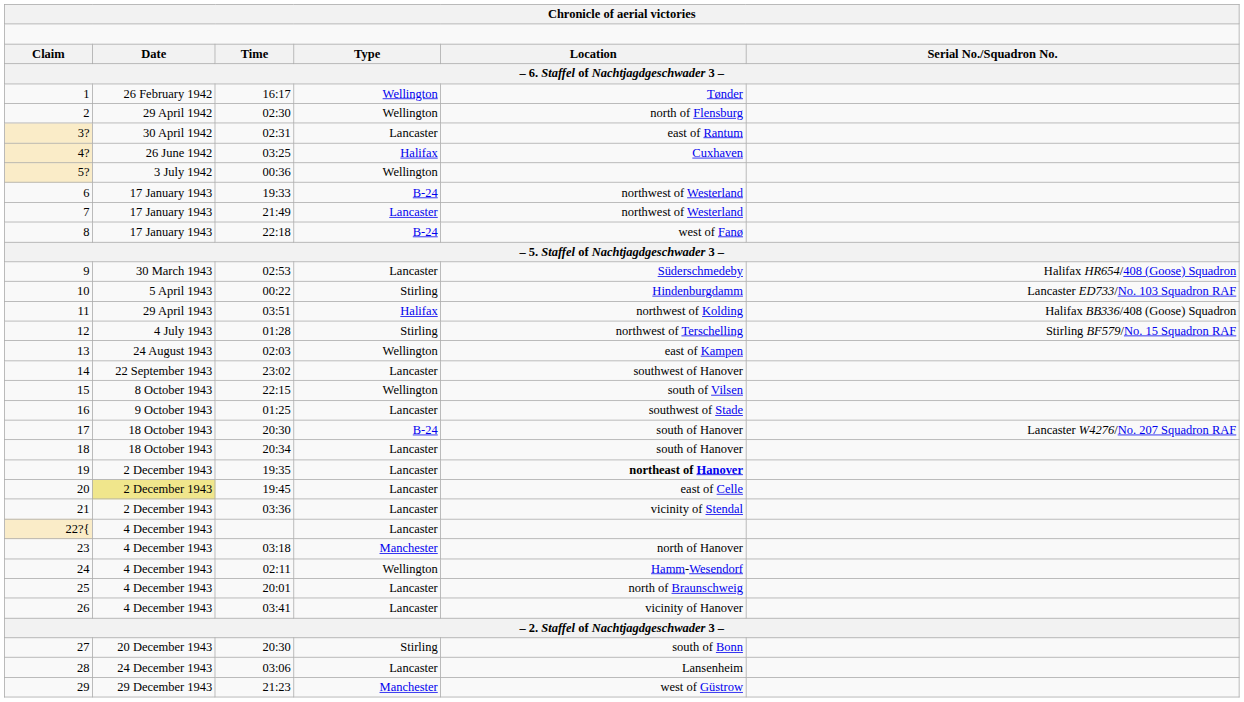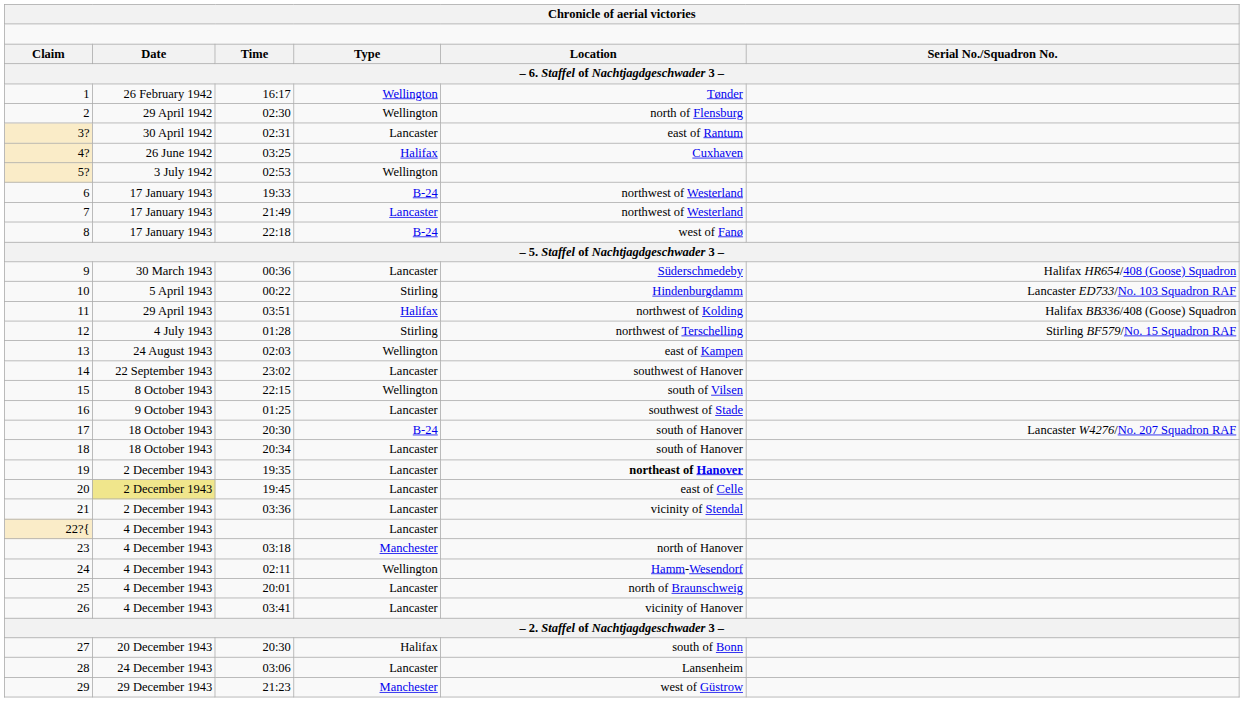(277, 172) 00:36 -> (277, 172) 02:53
(277, 271) 02:53 -> (277, 271) 00:36
(419, 647) Stirling -> (419, 647) Halifax
